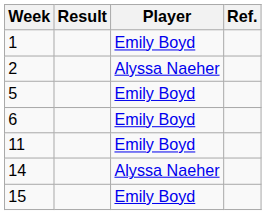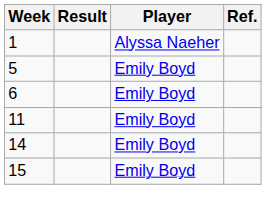(155, 42) Emily Boyd -> (167, 42) Alyssa Naeher
- row: (13, 68)
(167, 171) Alyssa Naeher -> (155, 145) Emily Boyd
